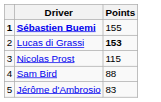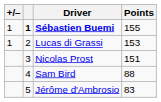+ column: (14, 12)
(114, 43) bold -> (132, 43) normal
(113, 58) 115 -> (132, 58) 151
